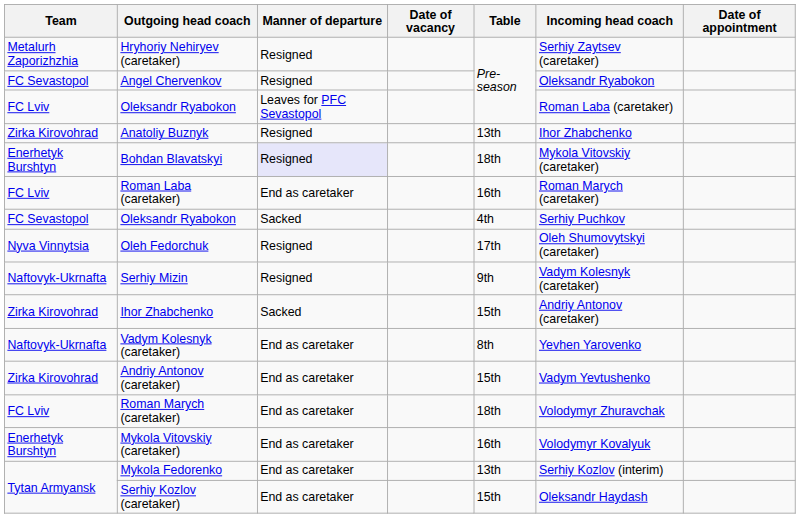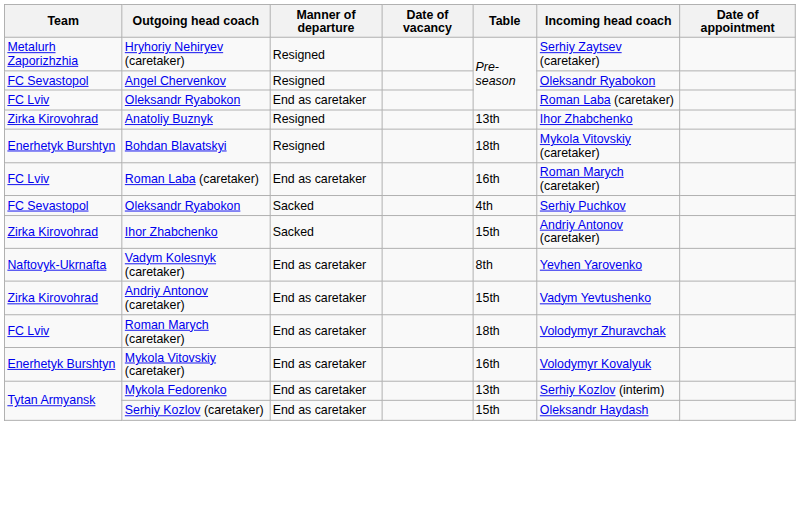(303, 106) Leaves for PFC Sevastopol -> (319, 100) End as caretaker
(286, 159) lavender background -> (299, 145) no background
- row: (48, 245)
- row: (57, 278)
